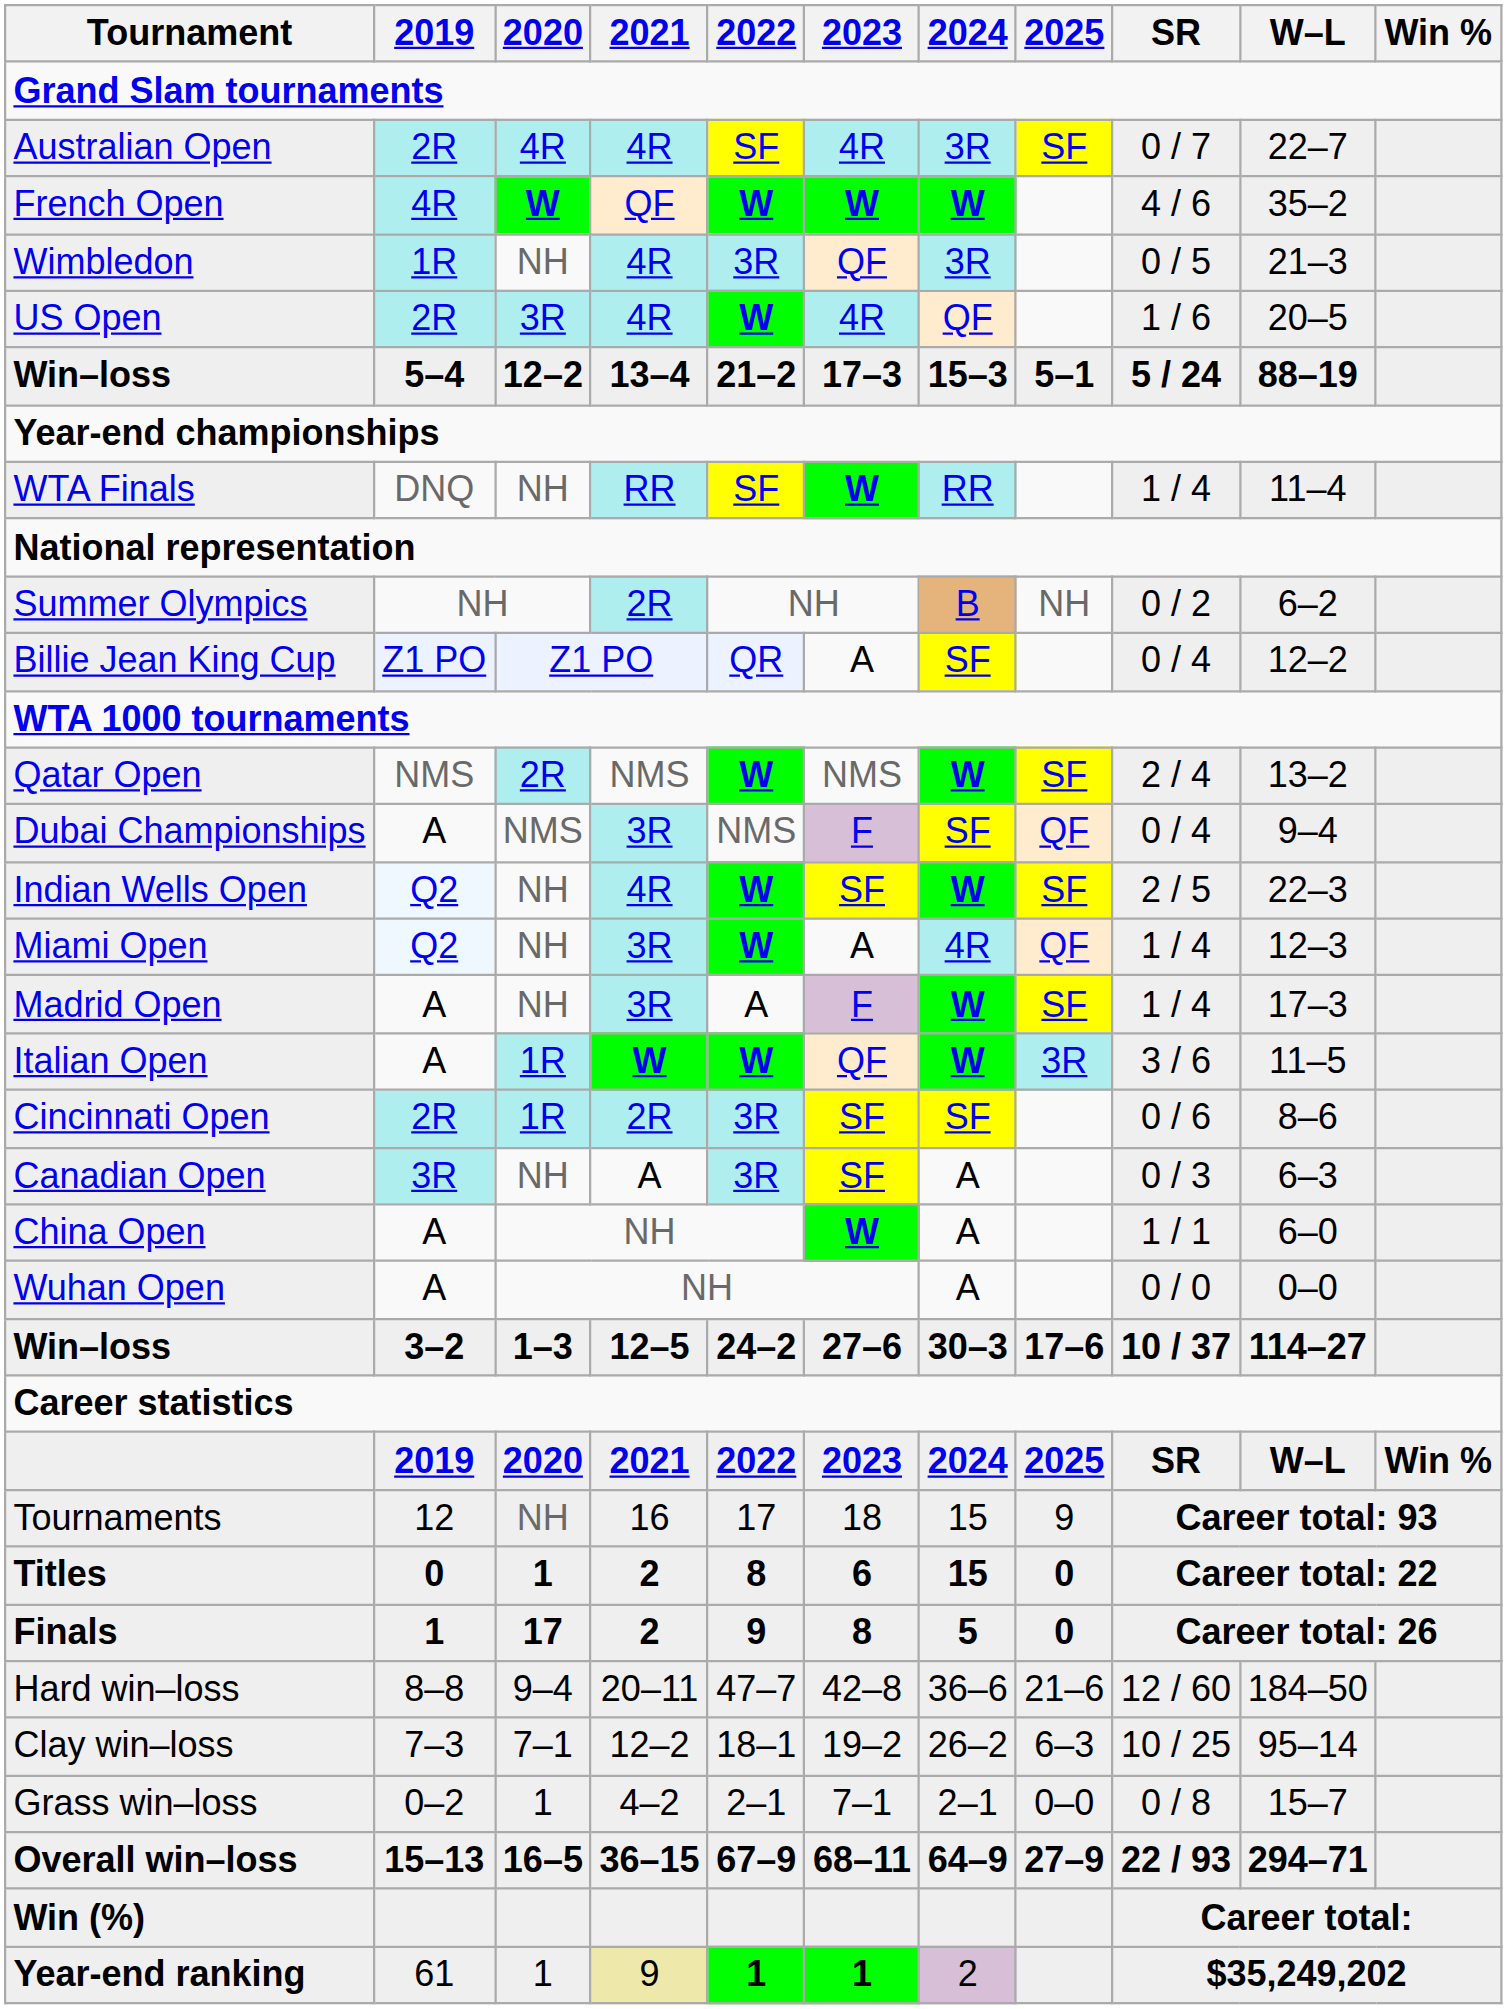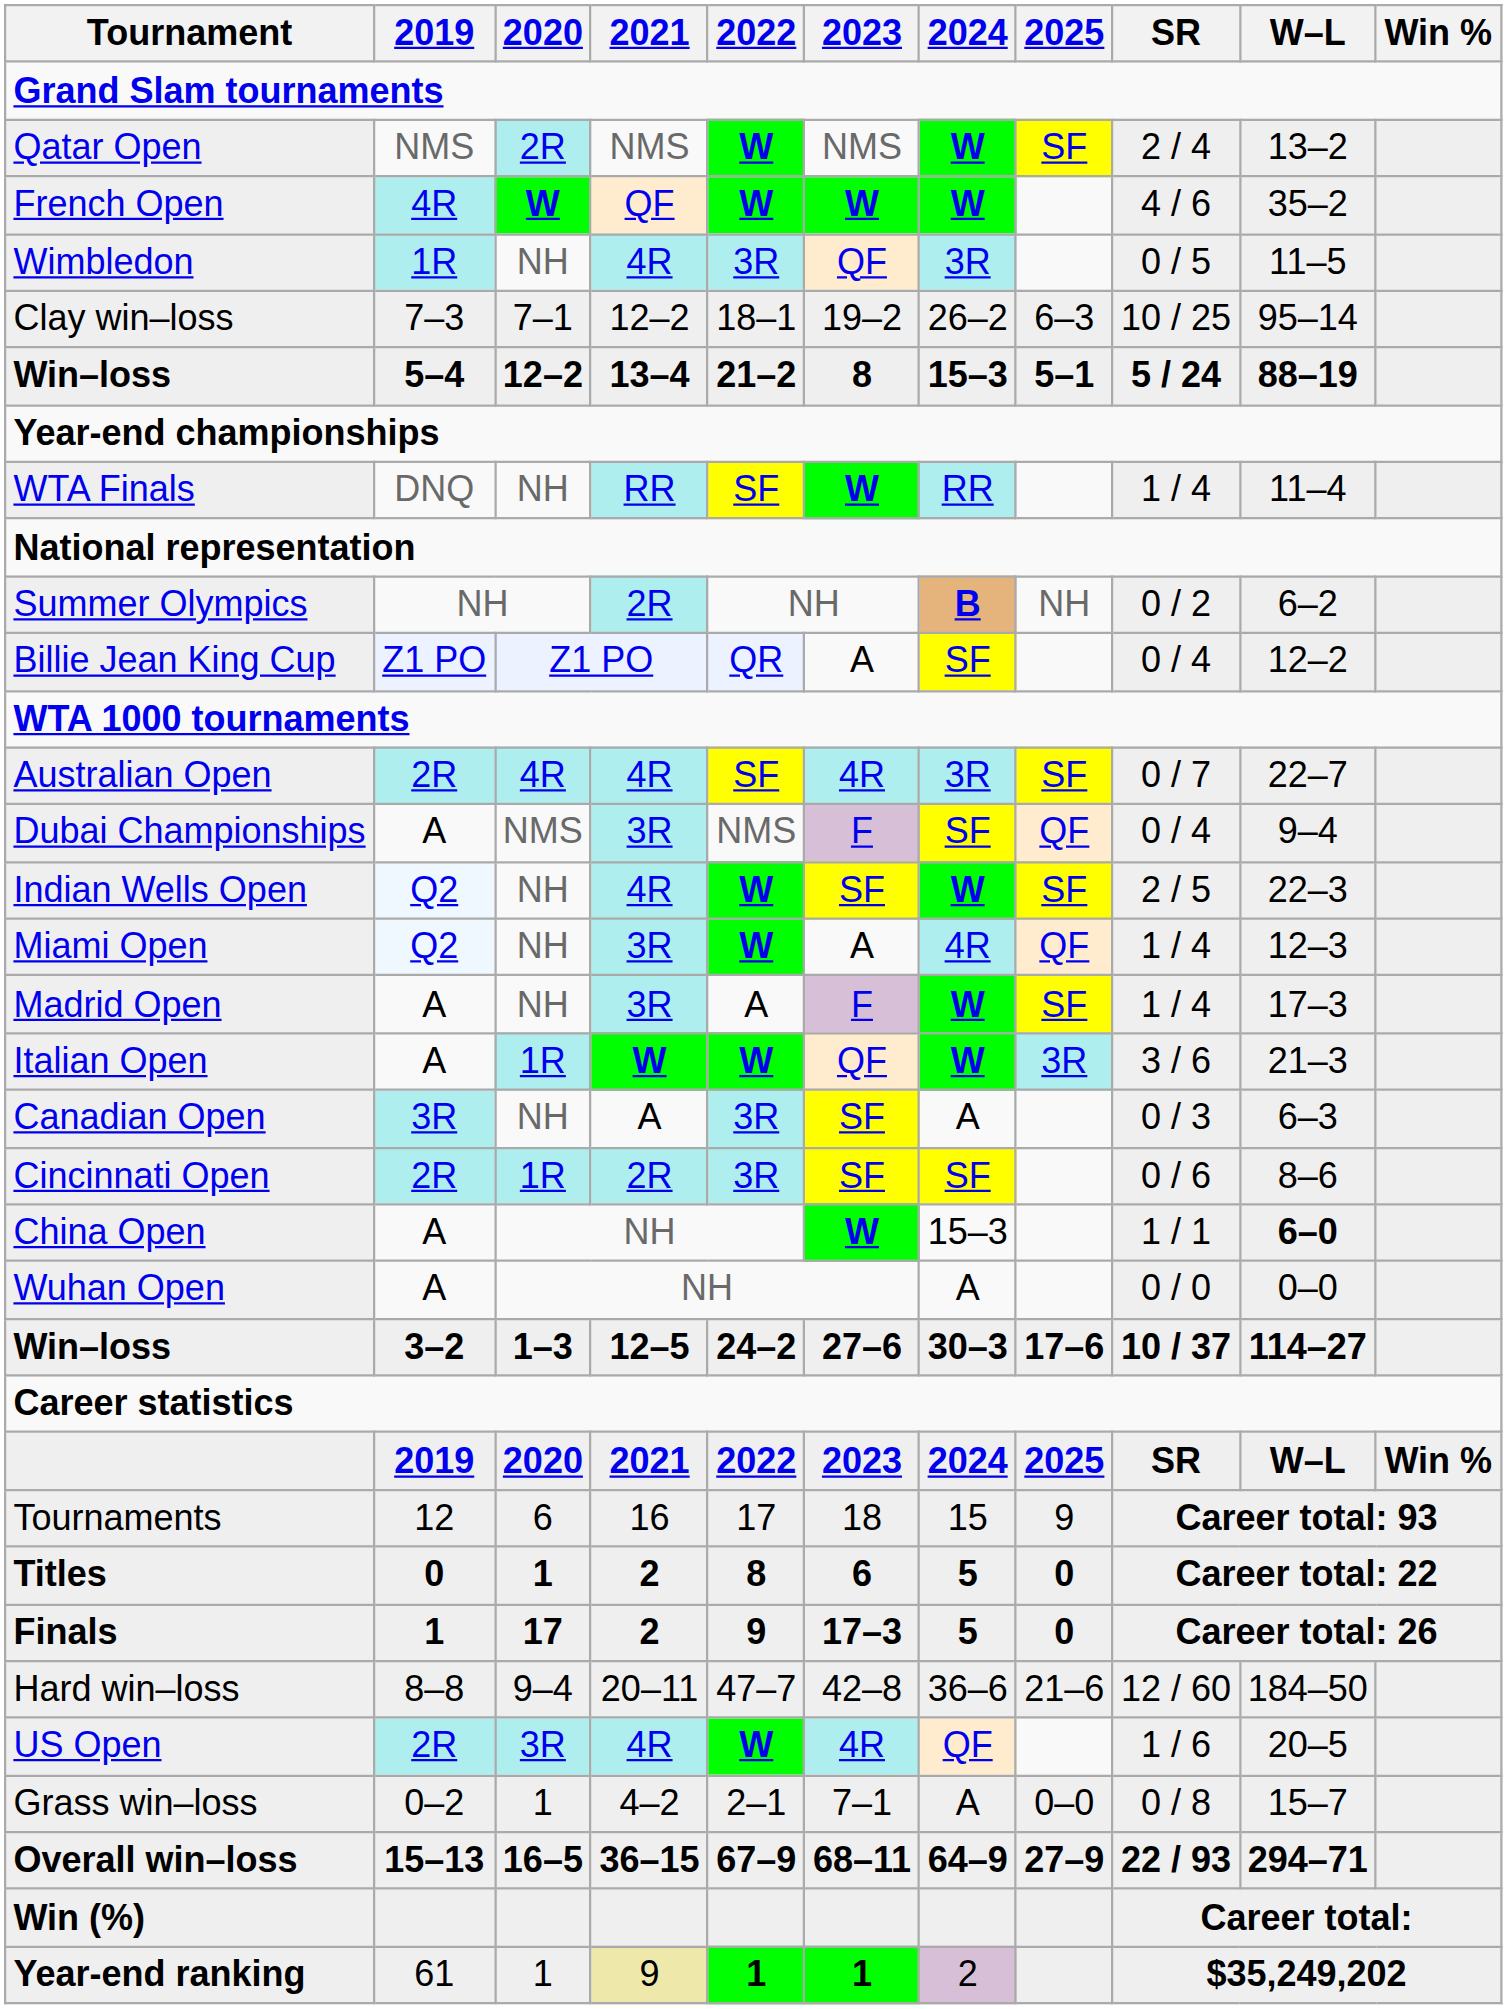rows swapped: (142, 147) <-> (107, 775)
(1308, 261) 21–3 -> (1308, 261) 11–5
rows swapped: (87, 318) <-> (123, 1745)
(862, 375) 17–3 -> (862, 375) 8
(968, 603) normal -> (968, 603) bold
(1308, 1060) 11–5 -> (1308, 1060) 21–3
rows swapped: (140, 1174) <-> (141, 1117)
(968, 1232) A -> (968, 1232) 15–3
(1308, 1232) normal -> (1308, 1232) bold
(543, 1517) NH -> (543, 1517) 6
(968, 1574) 15 -> (968, 1574) 5
(862, 1631) 8 -> (862, 1631) 17–3
(968, 1802) 2–1 -> (968, 1802) A
